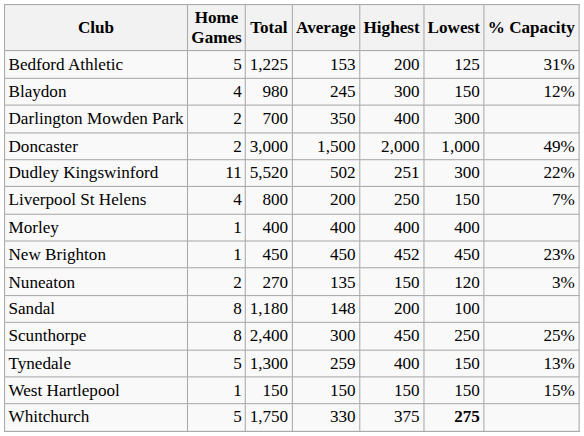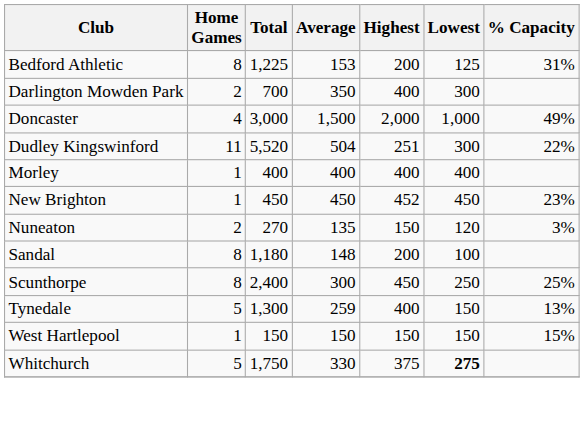(237, 64) 5 -> (237, 64) 8
- row: (37, 91)
(237, 145) 2 -> (237, 118) 4
(343, 173) 502 -> (343, 145) 504
- row: (77, 200)
